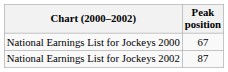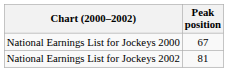(203, 59) 87 -> (203, 59) 81
